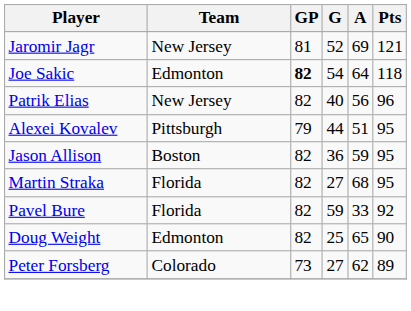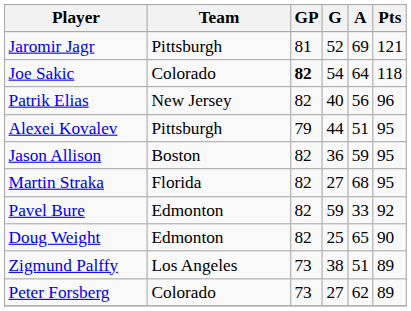(192, 45) New Jersey -> (187, 45) Pittsburgh
(187, 73) Edmonton -> (184, 73) Colorado
(176, 210) Florida -> (187, 210) Edmonton
+ row: (63, 264)
